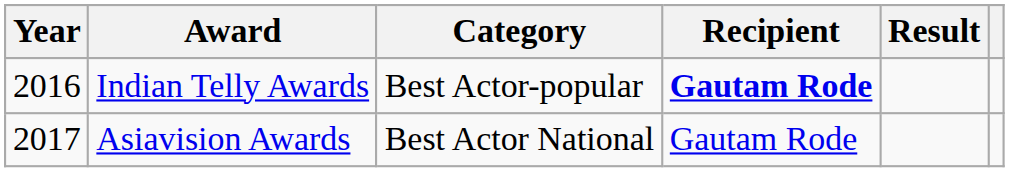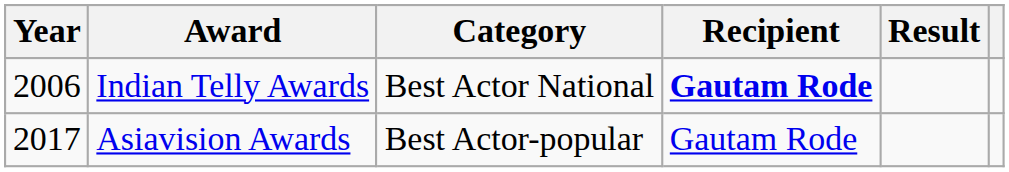(47, 85) 2016 -> (47, 85) 2006
(514, 85) Best Actor-popular -> (519, 85) Best Actor National
(519, 138) Best Actor National -> (514, 138) Best Actor-popular
